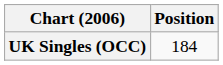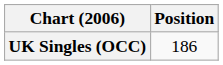(184, 45) 184 -> (184, 45) 186
